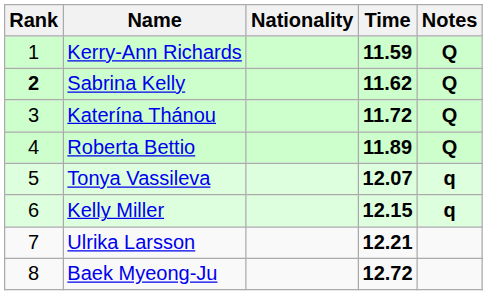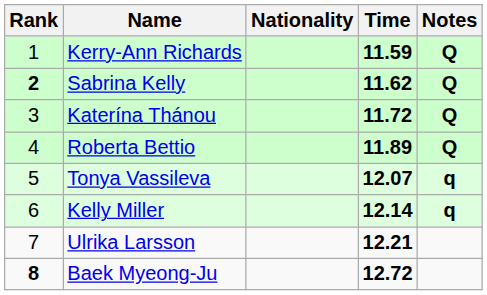(388, 210) 12.15 -> (388, 210) 12.14
(34, 274) normal -> (34, 274) bold
